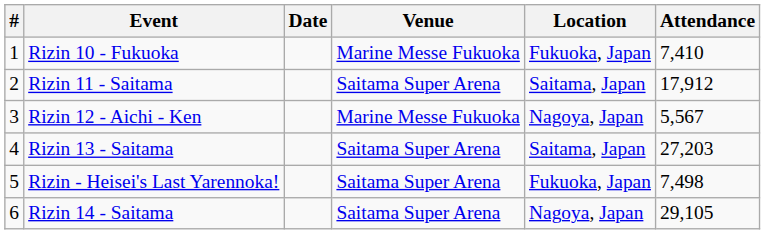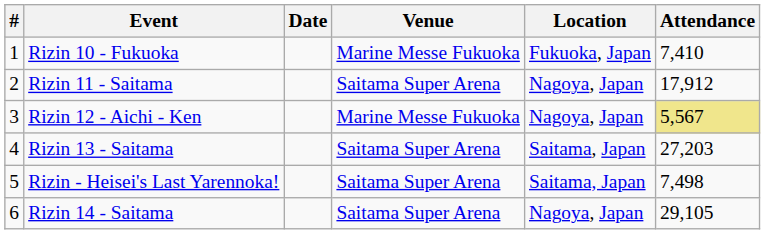(587, 85) Saitama, Japan -> (586, 85) Nagoya, Japan
(682, 117) no background -> (682, 117) khaki background
(590, 181) Fukuoka, Japan -> (587, 181) Saitama, Japan
